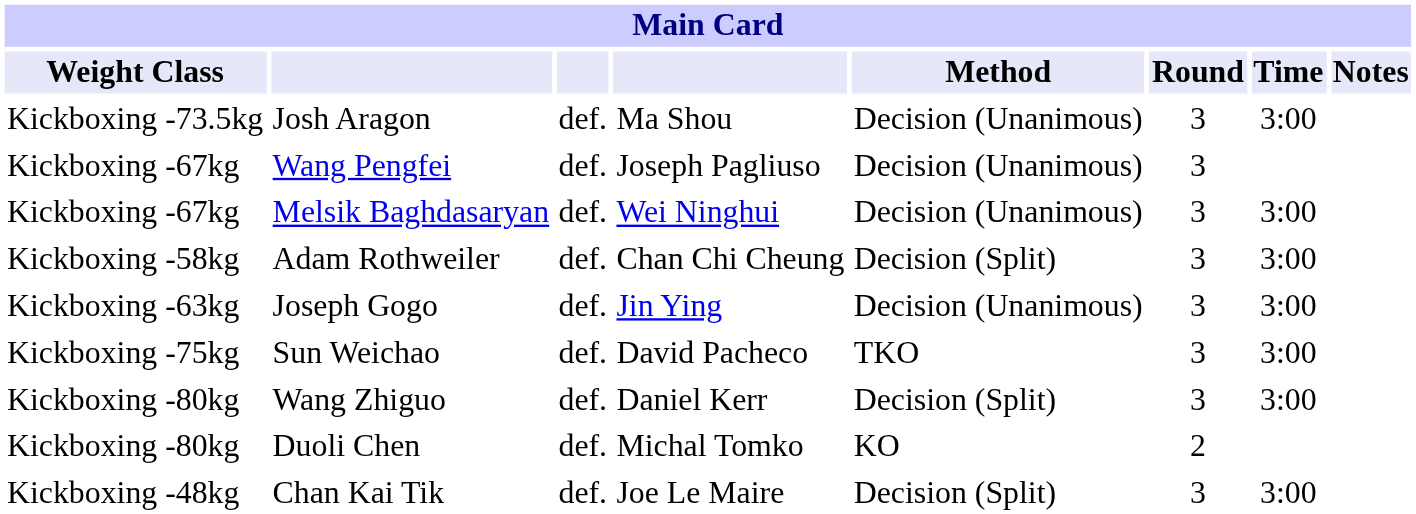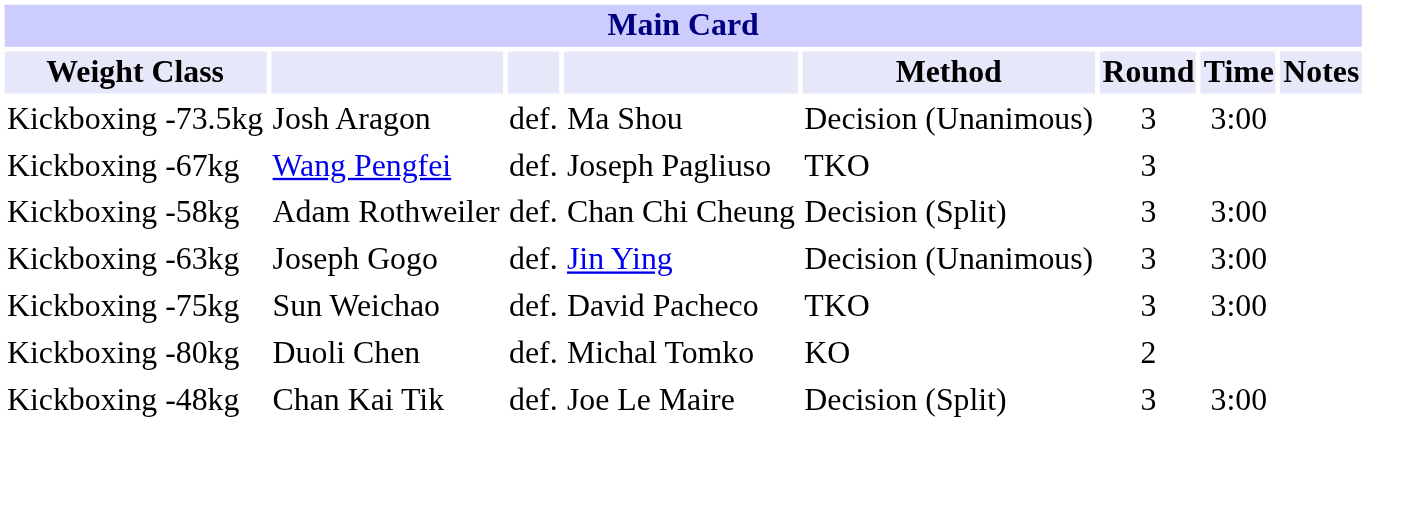(998, 165) Decision (Unanimous) -> (837, 165) TKO
- row: (411, 212)
- row: (359, 399)
